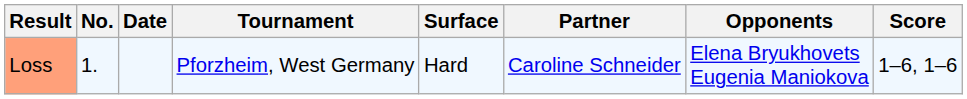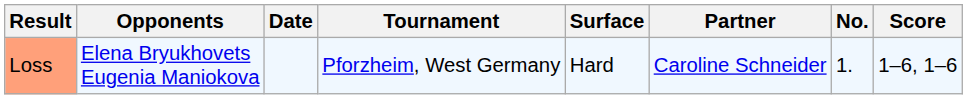columns swapped: (97, 20) <-> (779, 20)
